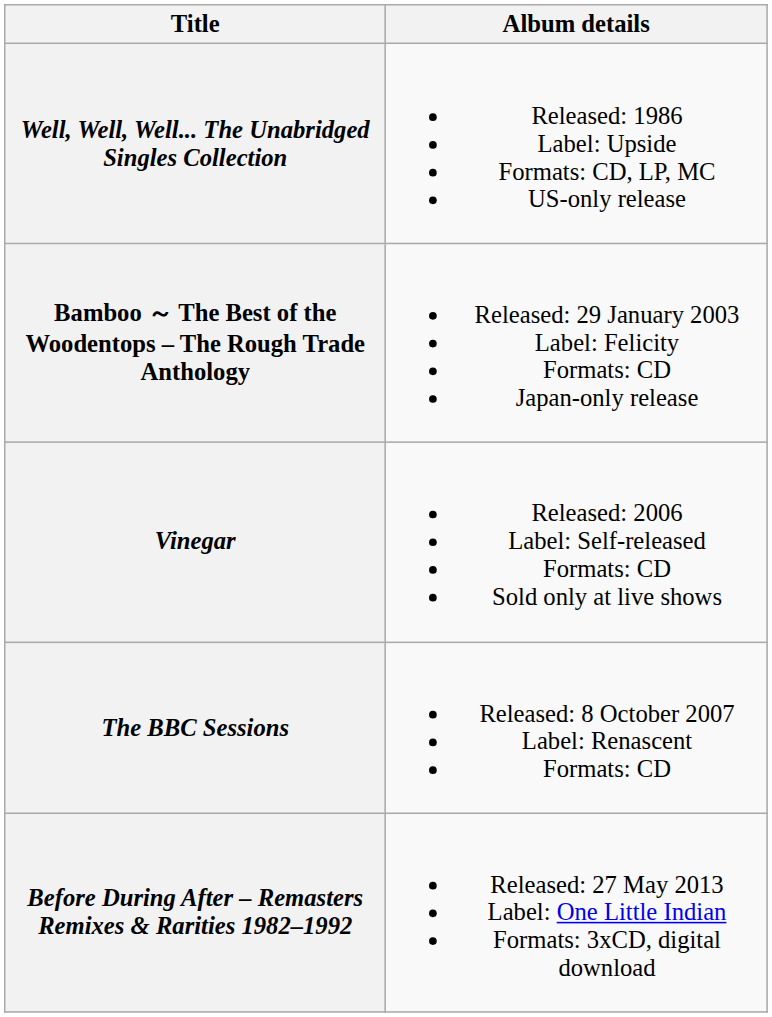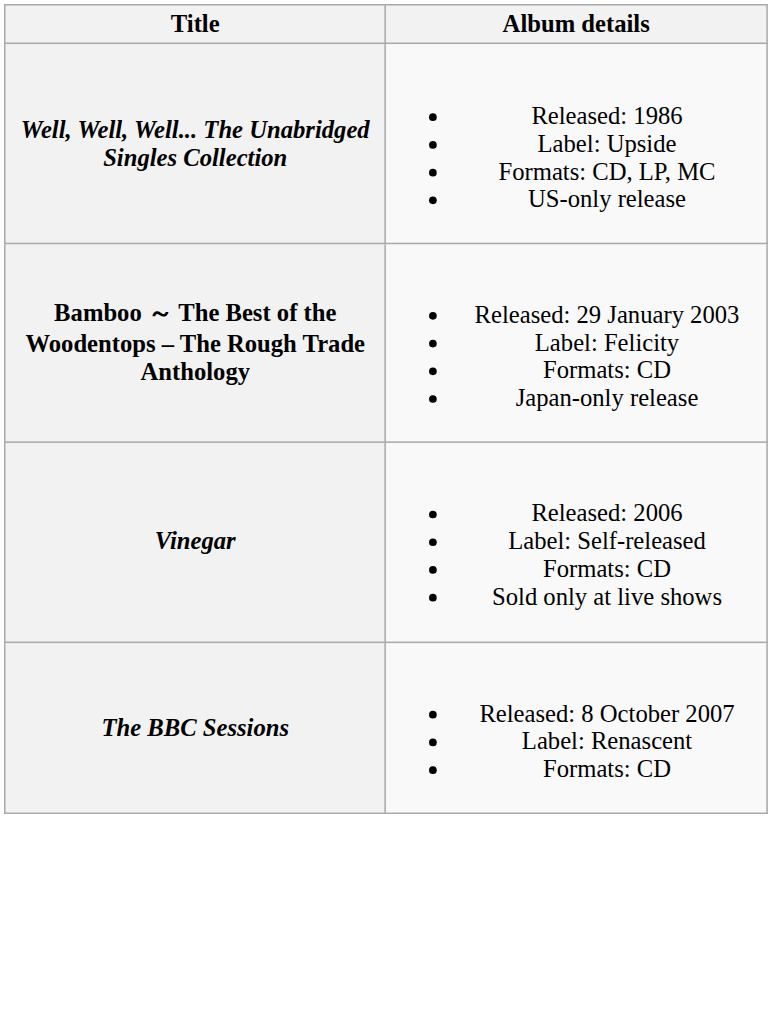- row: (195, 912)
